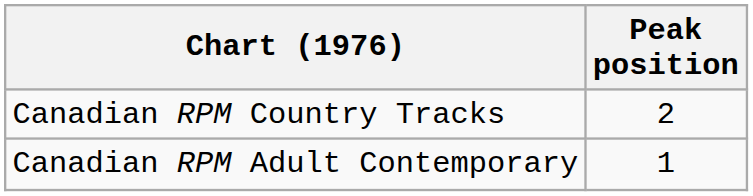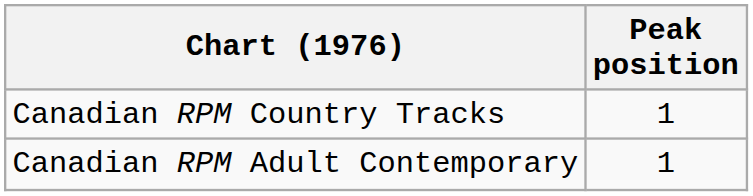(666, 115) 2 -> (666, 115) 1
